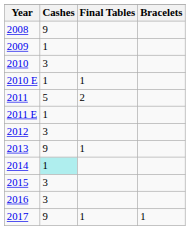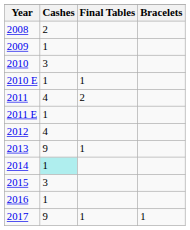(45, 30) 9 -> (45, 30) 2
(45, 98) 5 -> (45, 98) 4
(45, 132) 3 -> (45, 132) 4
(45, 200) 3 -> (45, 200) 1
